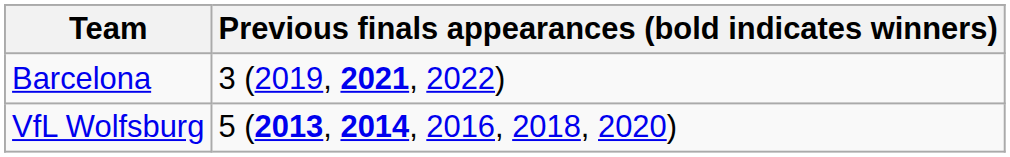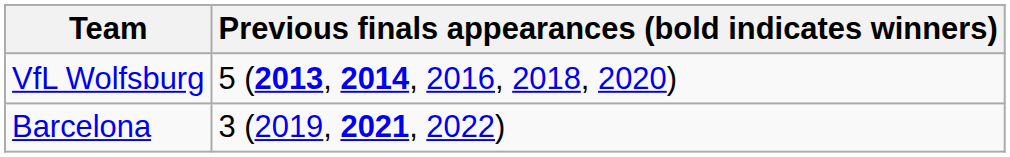rows swapped: (82, 77) <-> (108, 126)
